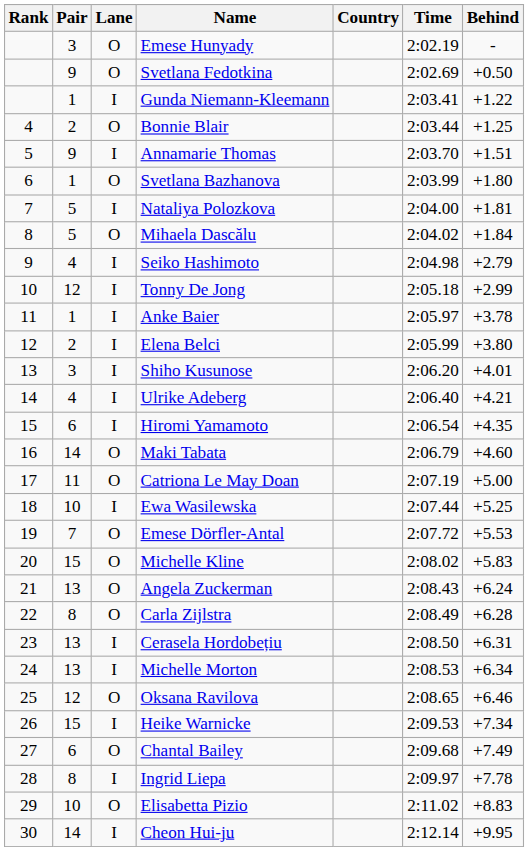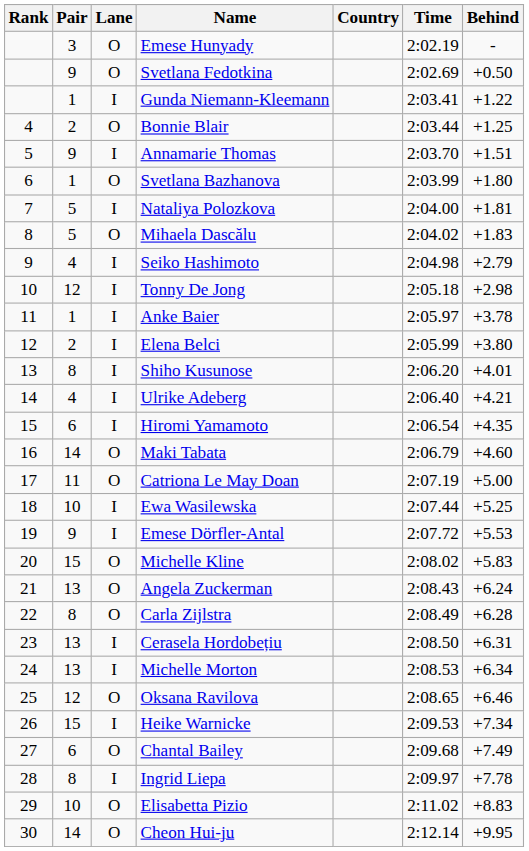(493, 235) +1.84 -> (493, 235) +1.83
(493, 289) +2.99 -> (493, 289) +2.98
(72, 371) 3 -> (72, 371) 8
(72, 533) 7 -> (72, 533) 9
(114, 533) O -> (114, 533) I
(114, 832) I -> (114, 832) O
